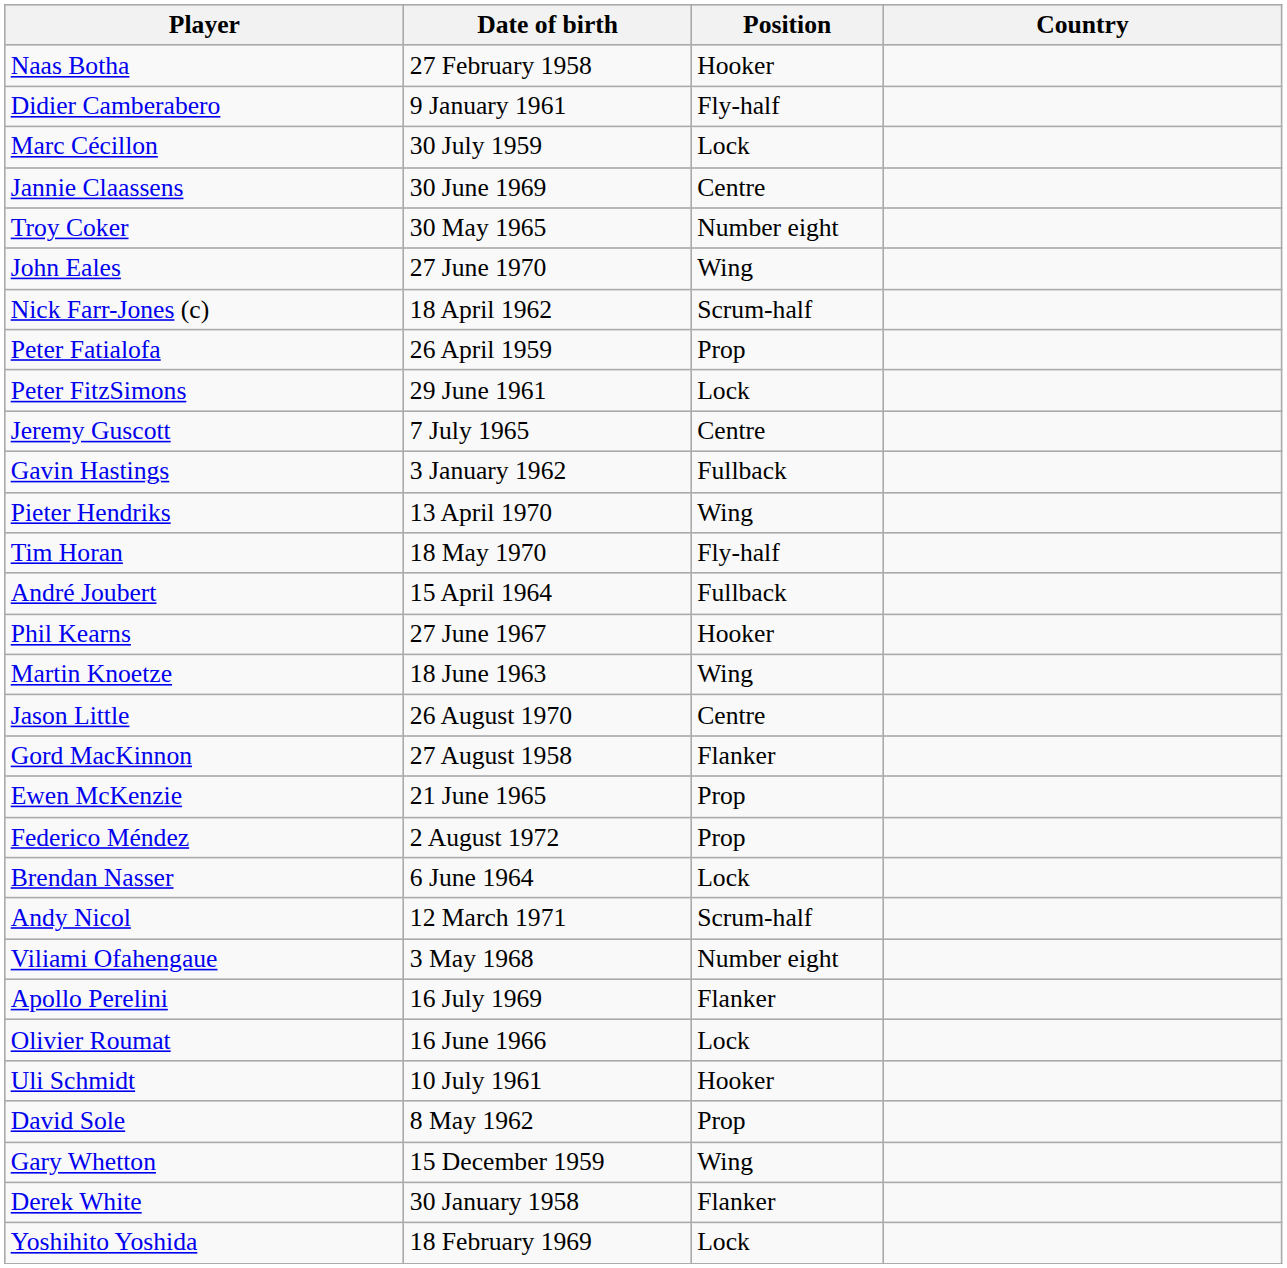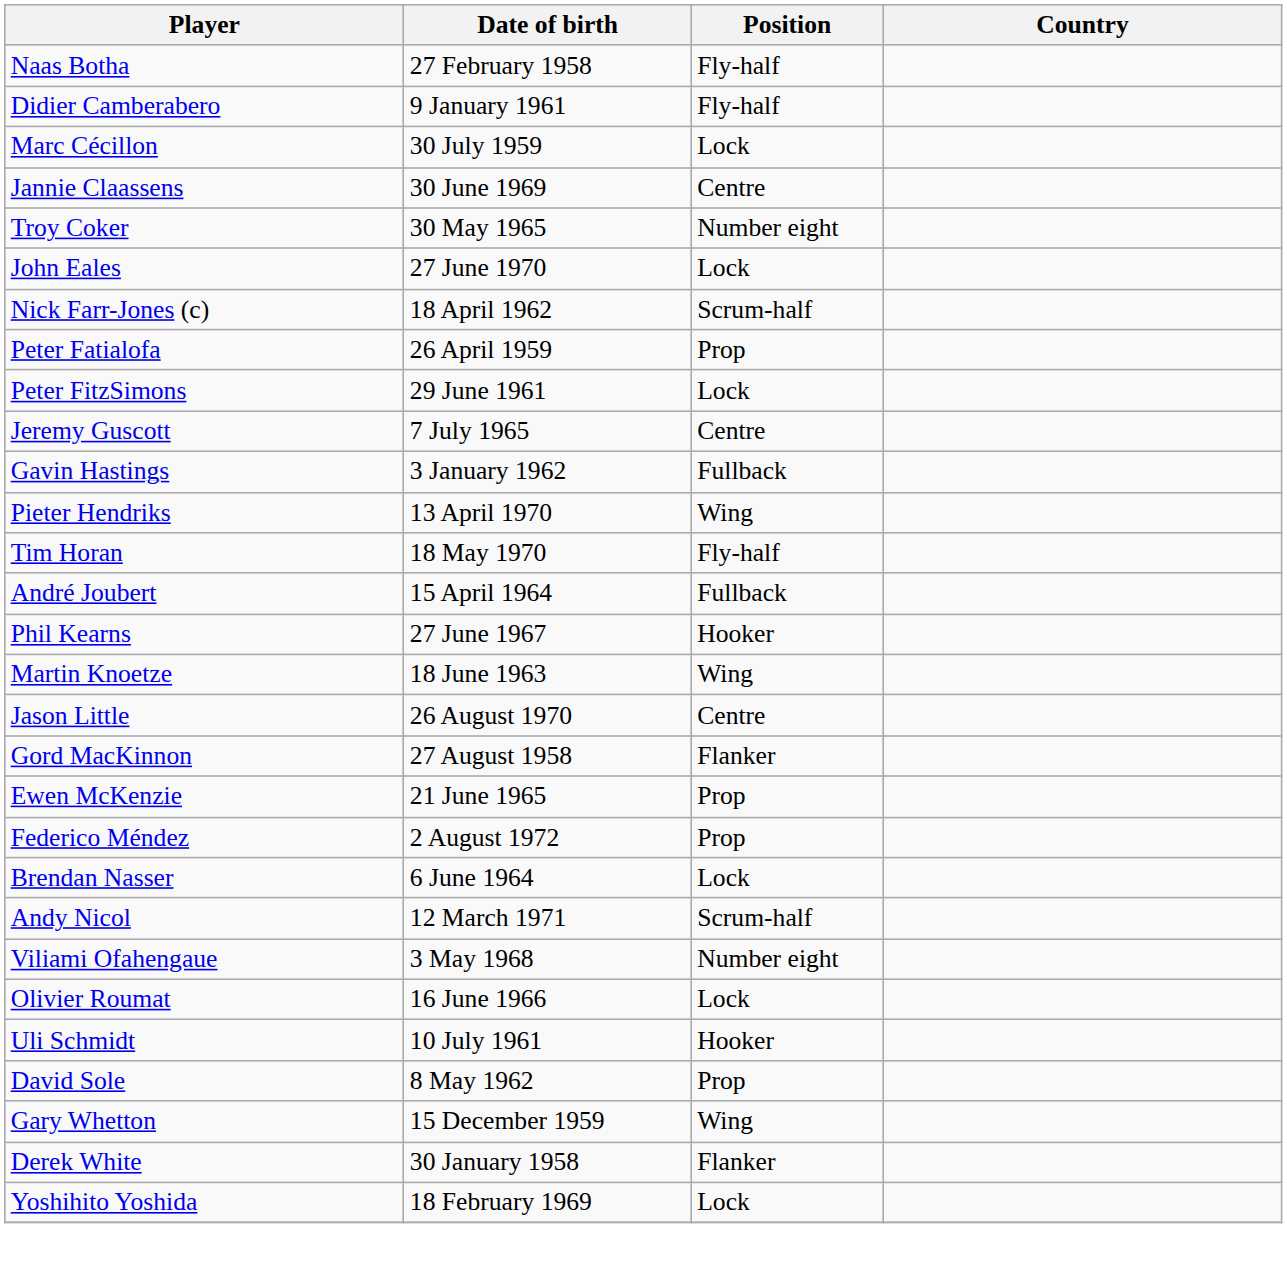(736, 65) Hooker -> (738, 65) Fly-half
(725, 268) Wing -> (724, 268) Lock
- row: (89, 999)
